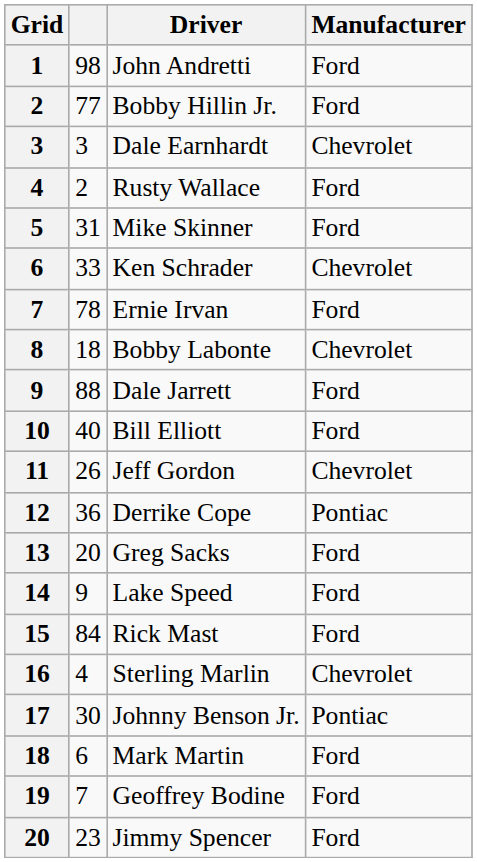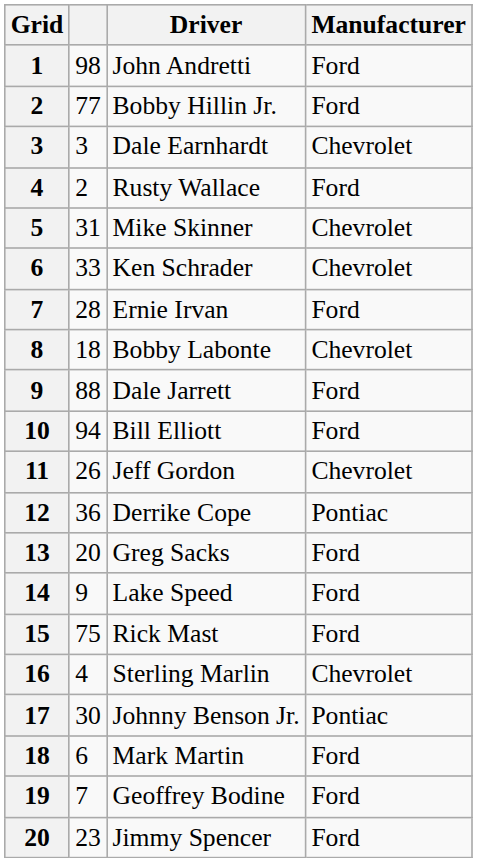(336, 227) Ford -> (362, 227) Chevrolet
(88, 308) 78 -> (88, 308) 28
(88, 430) 40 -> (88, 430) 94
(88, 633) 84 -> (88, 633) 75
